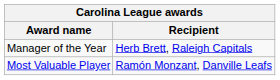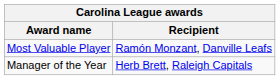rows swapped: (59, 65) <-> (57, 48)
